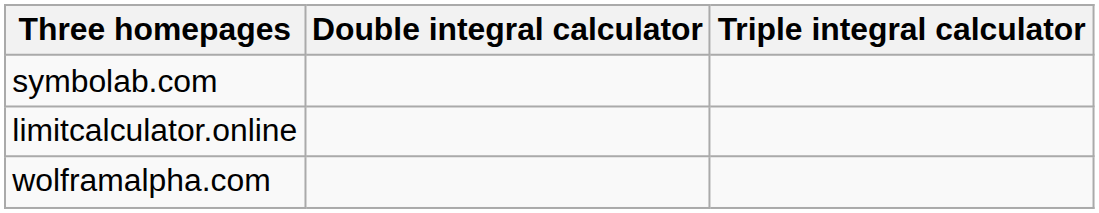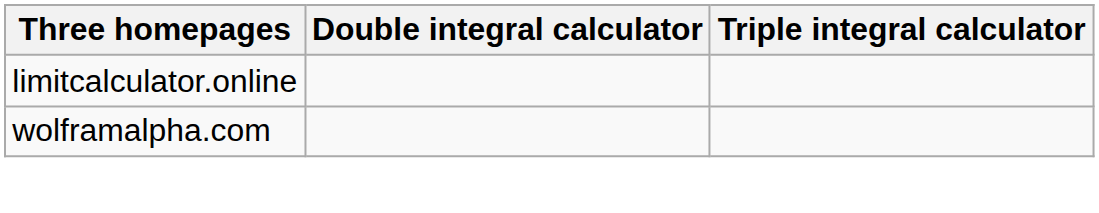- row: (115, 80)
